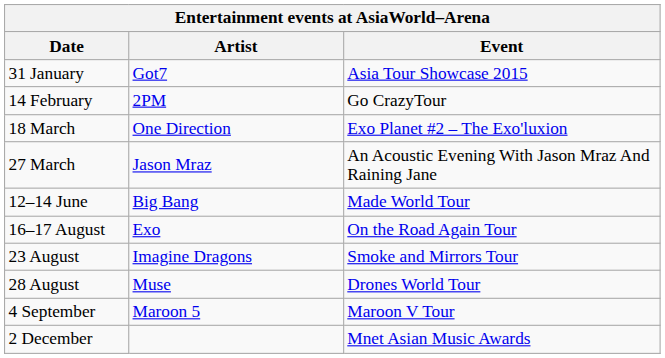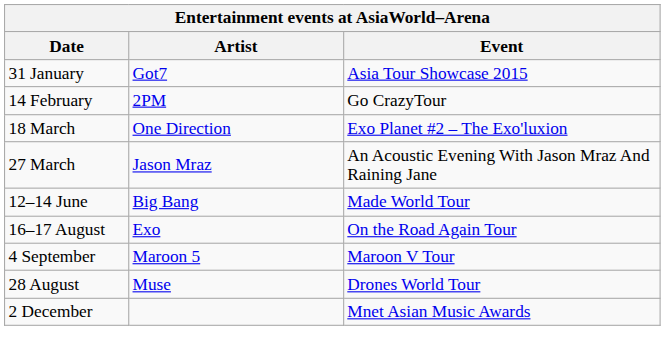- row: (44, 256)
rows swapped: (44, 284) <-> (52, 311)
